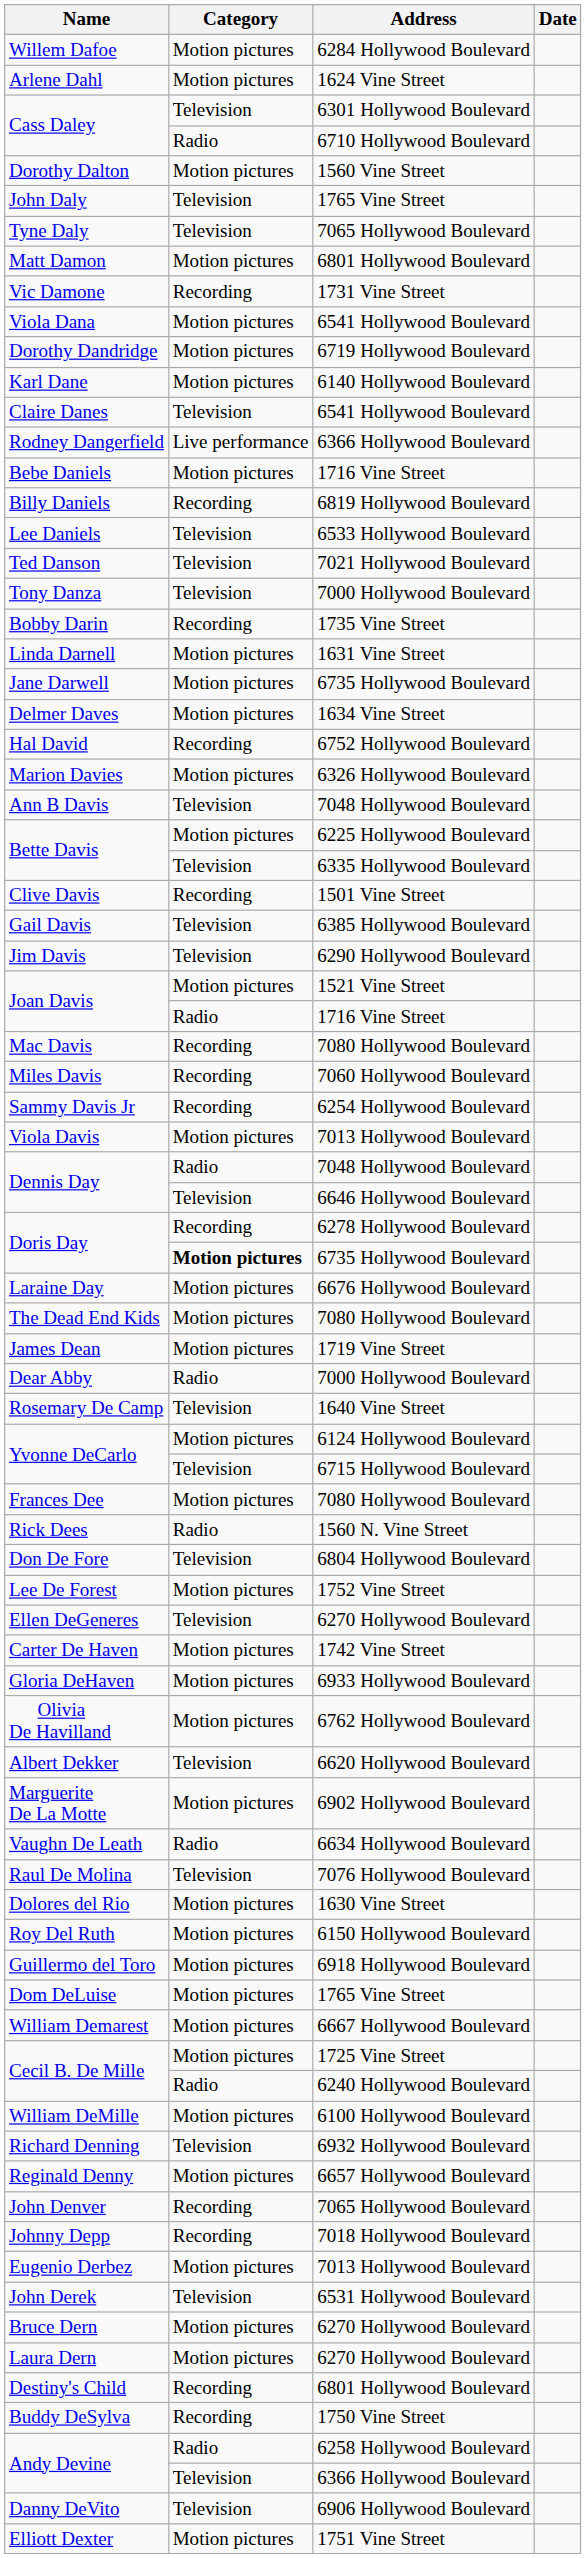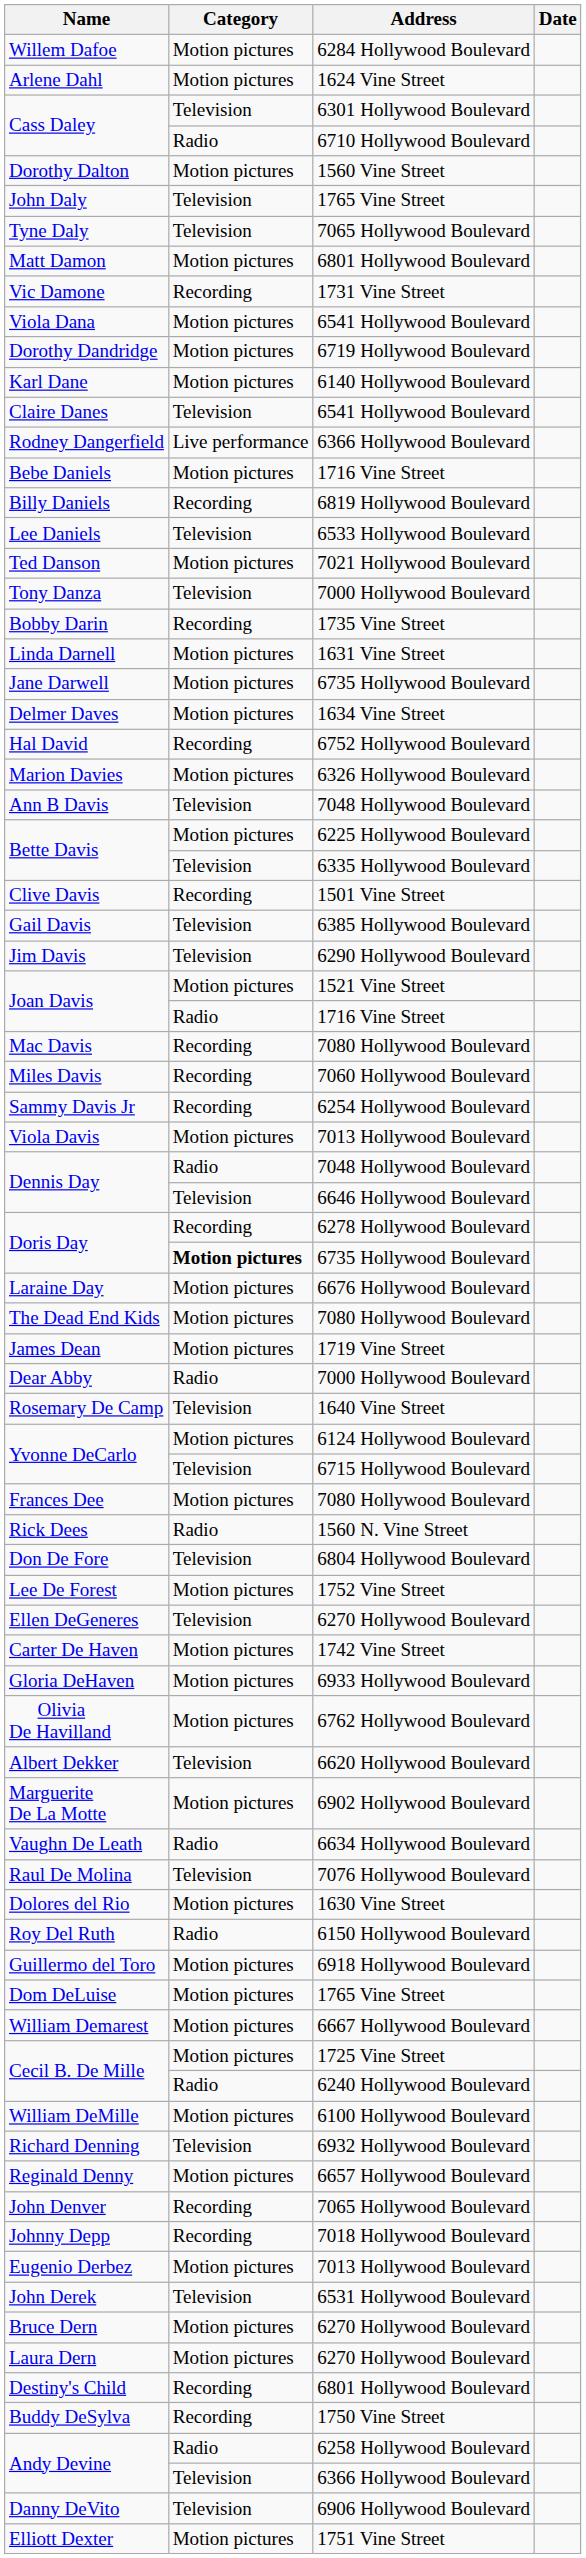(212, 563) Television -> (233, 563) Motion pictures
(233, 1934) Motion pictures -> (195, 1934) Radio
